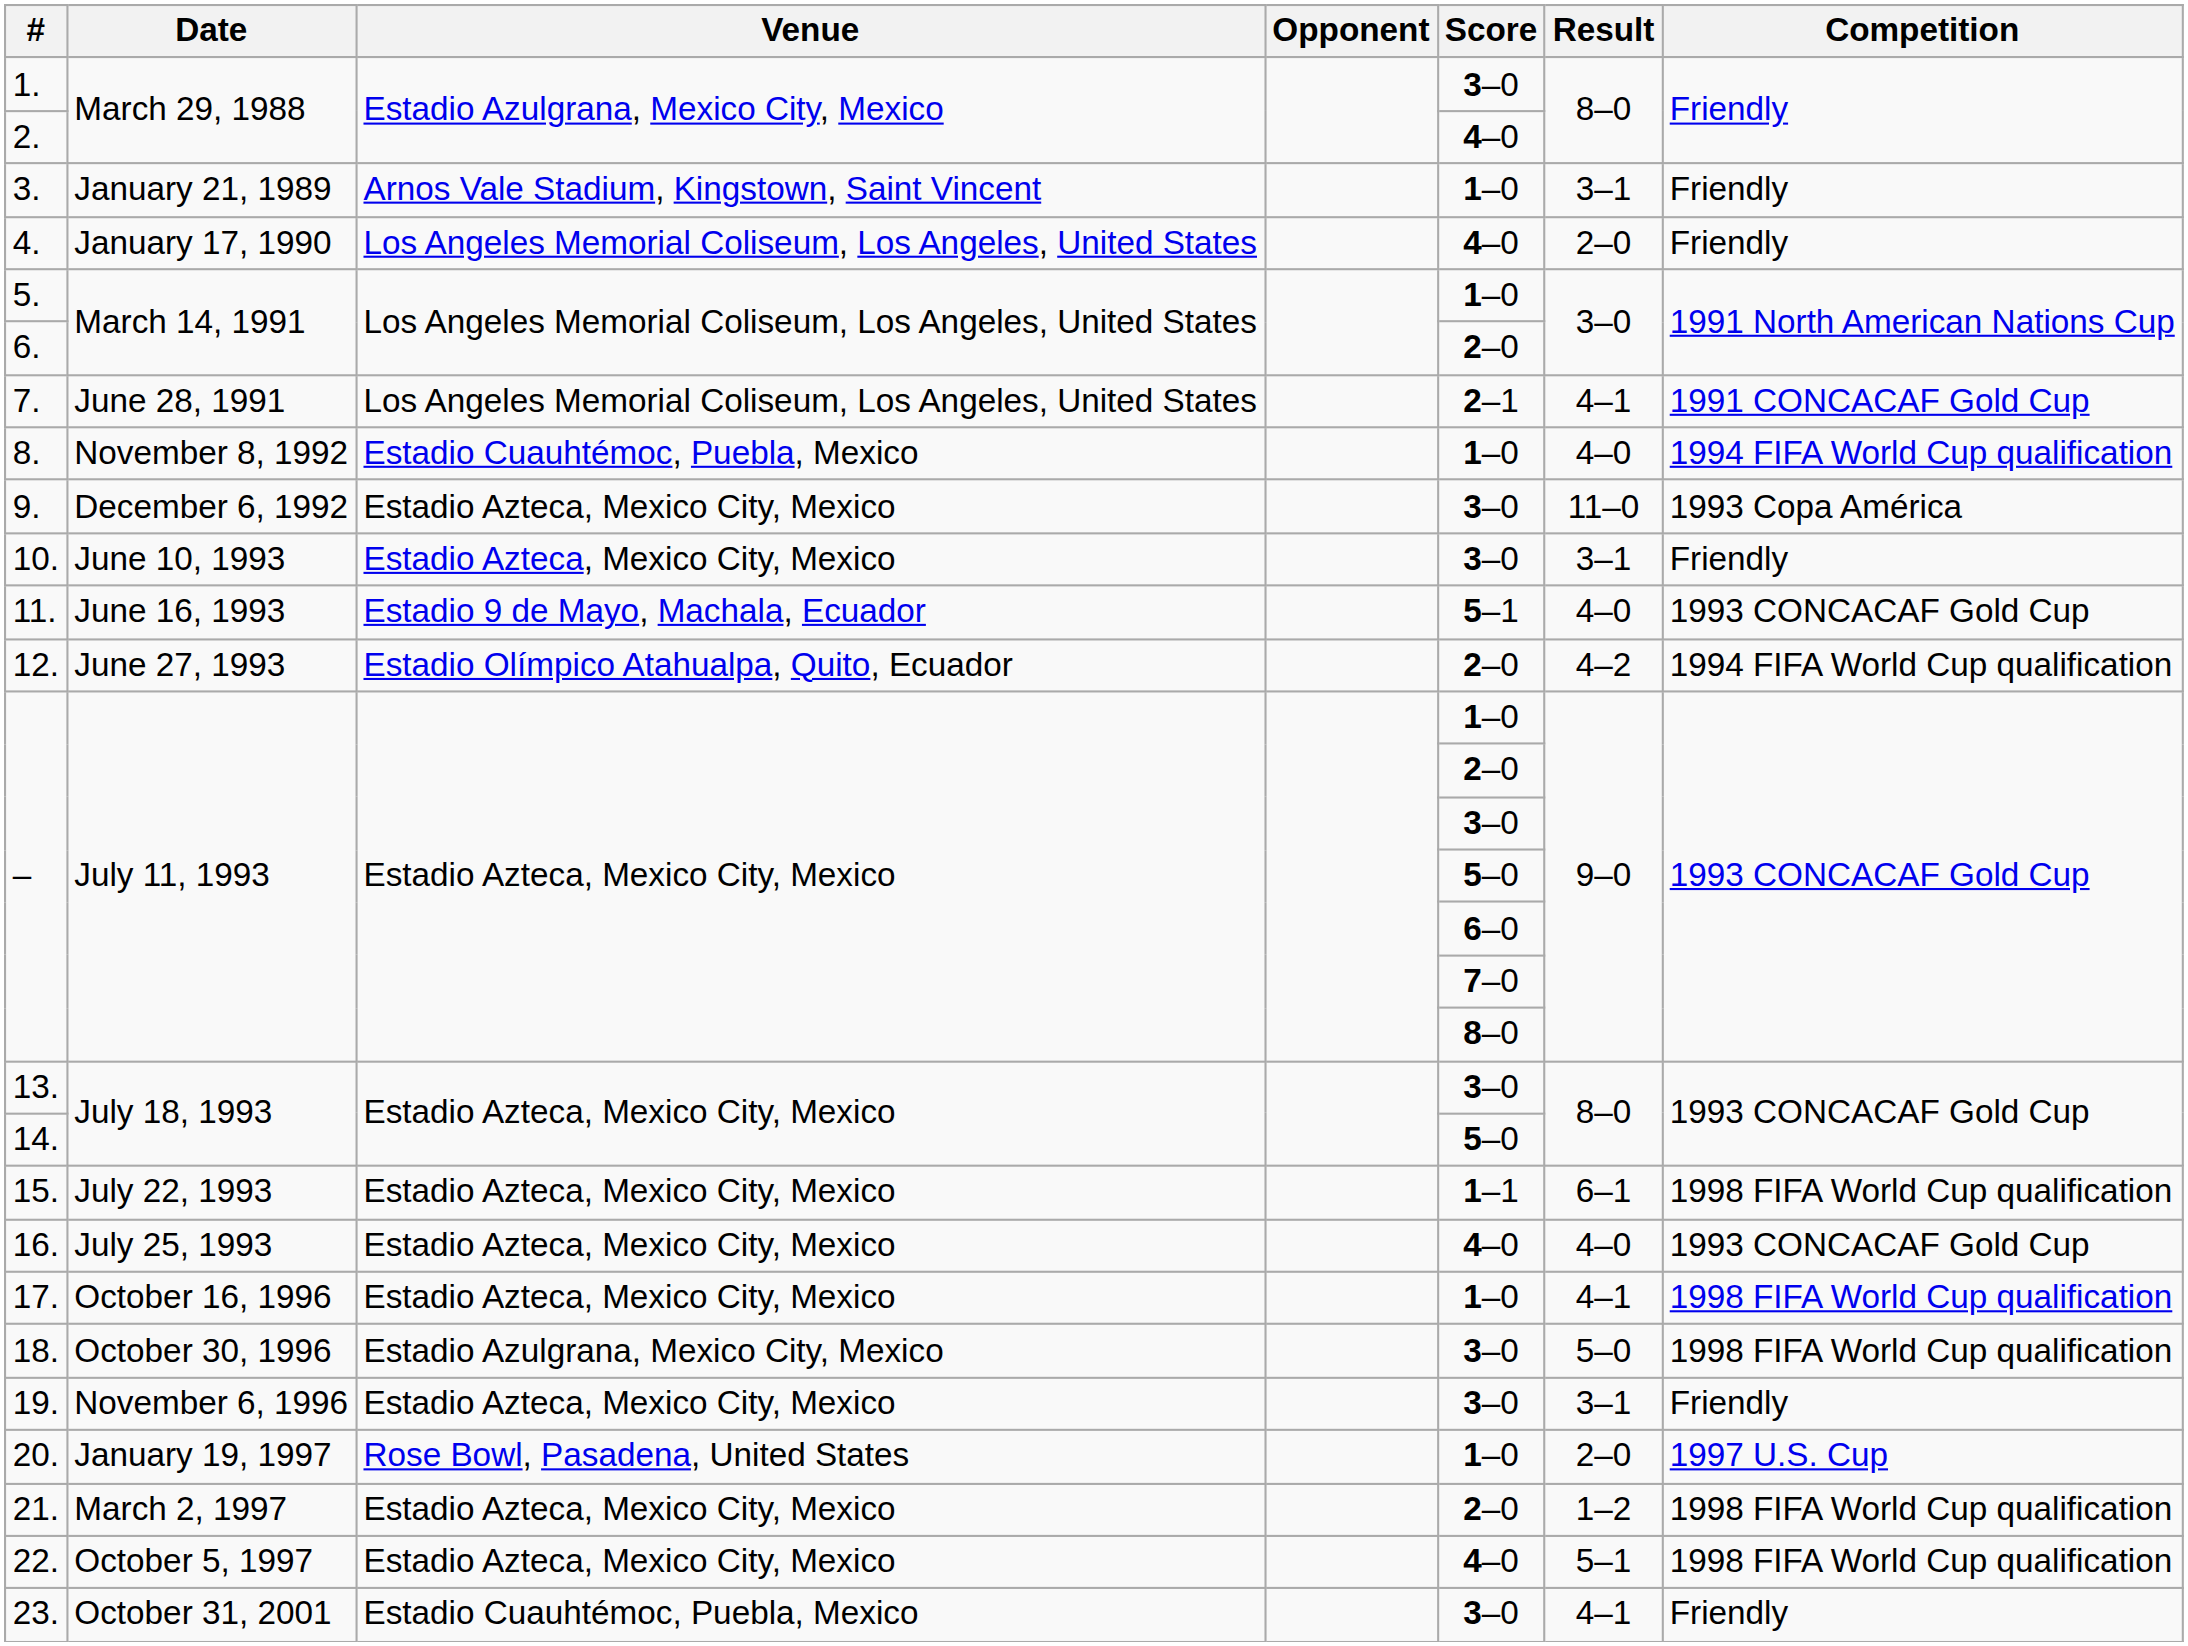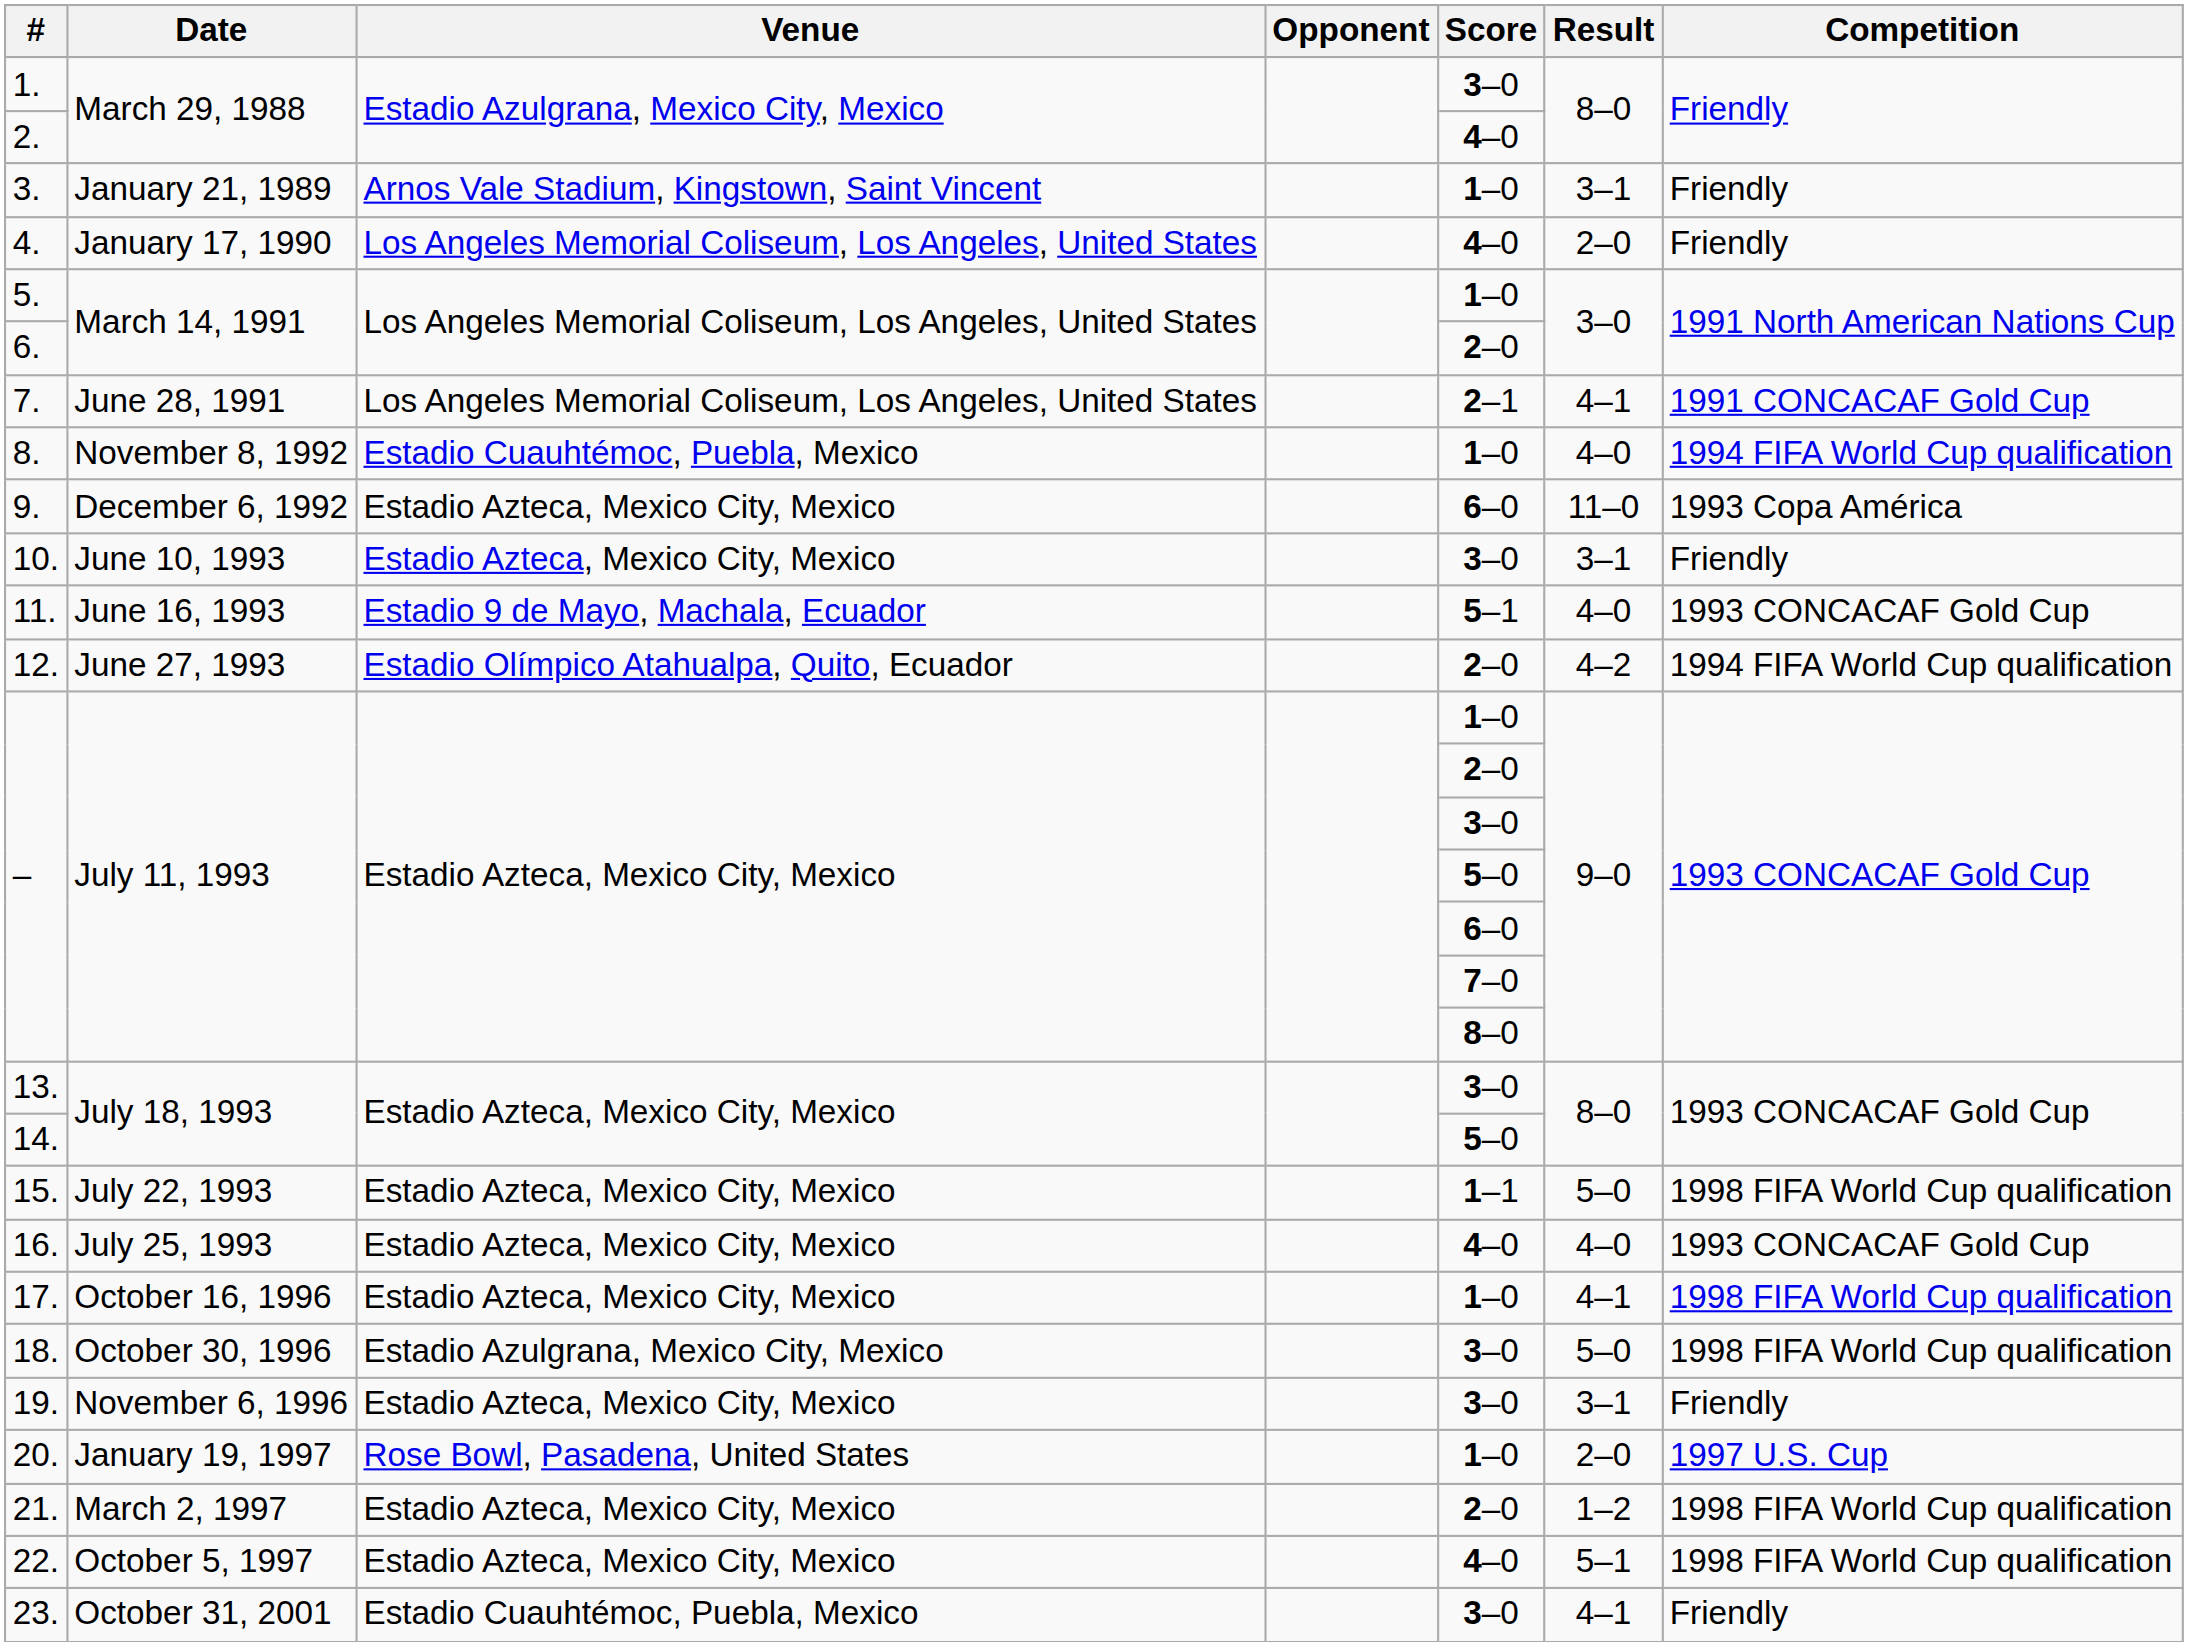(1491, 505) 3–0 -> (1491, 505) 6–0
(1604, 1192) 6–1 -> (1604, 1192) 5–0
